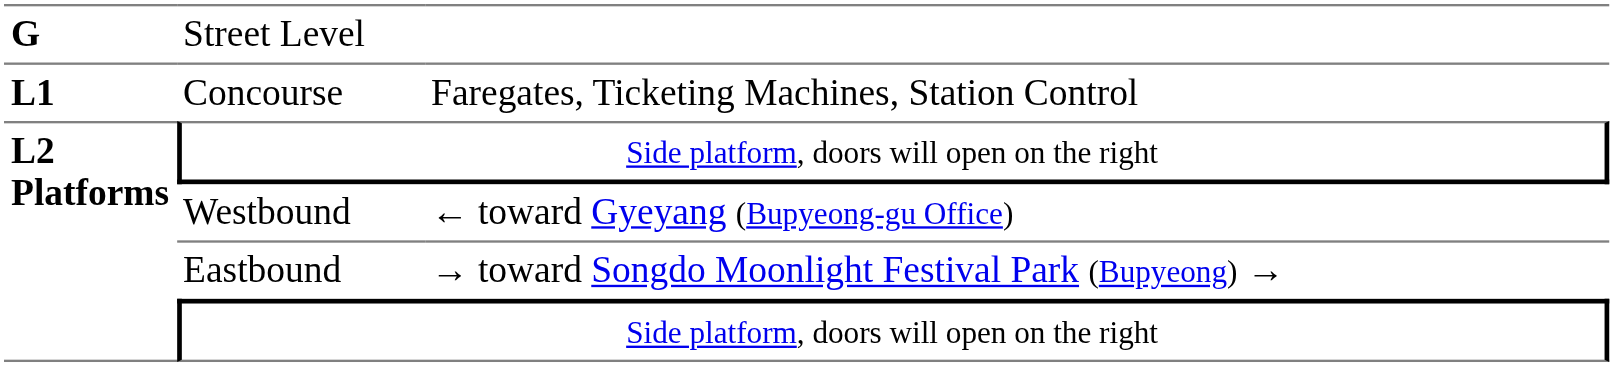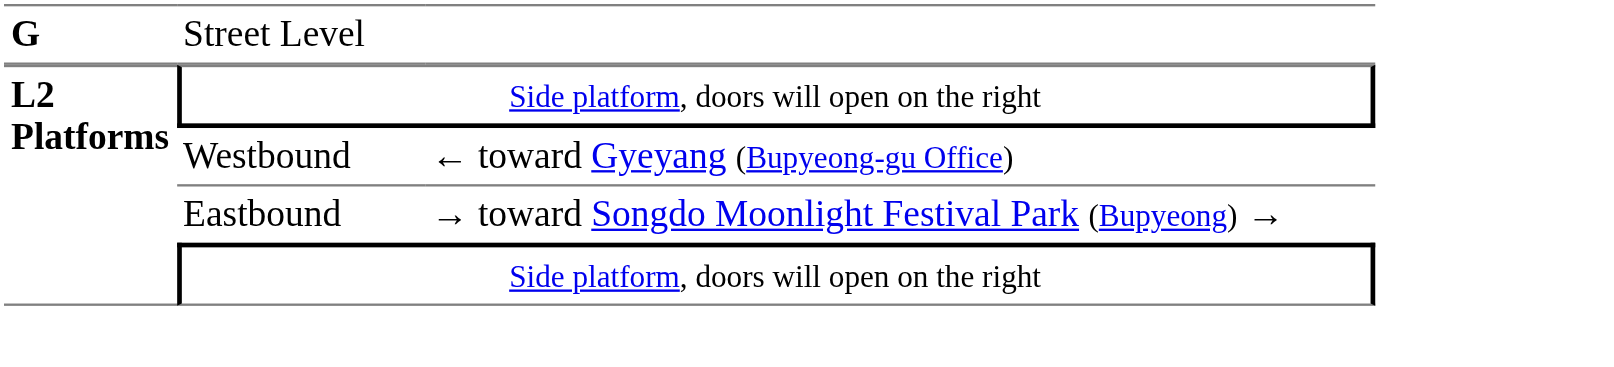- row: (263, 92)
